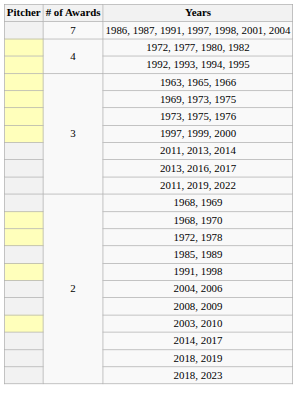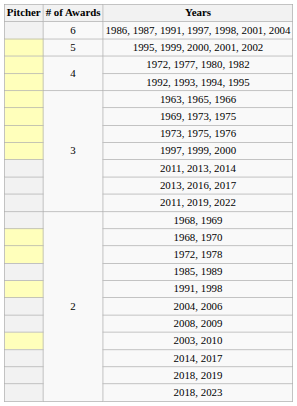(73, 30) 7 -> (73, 30) 6
+ row: (198, 47)
